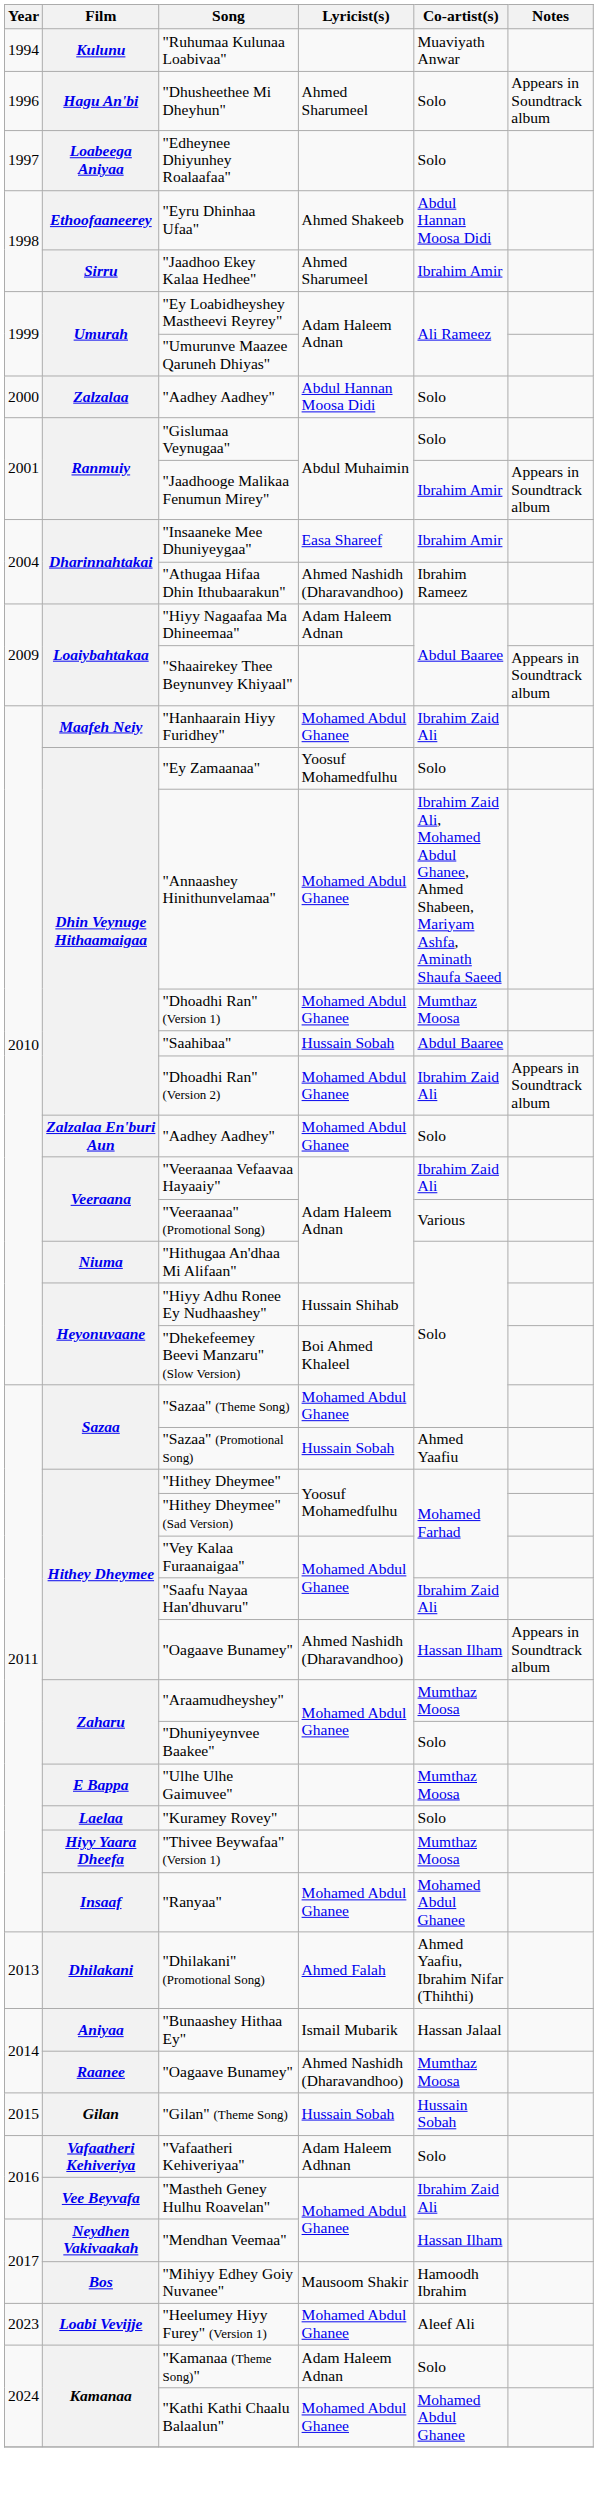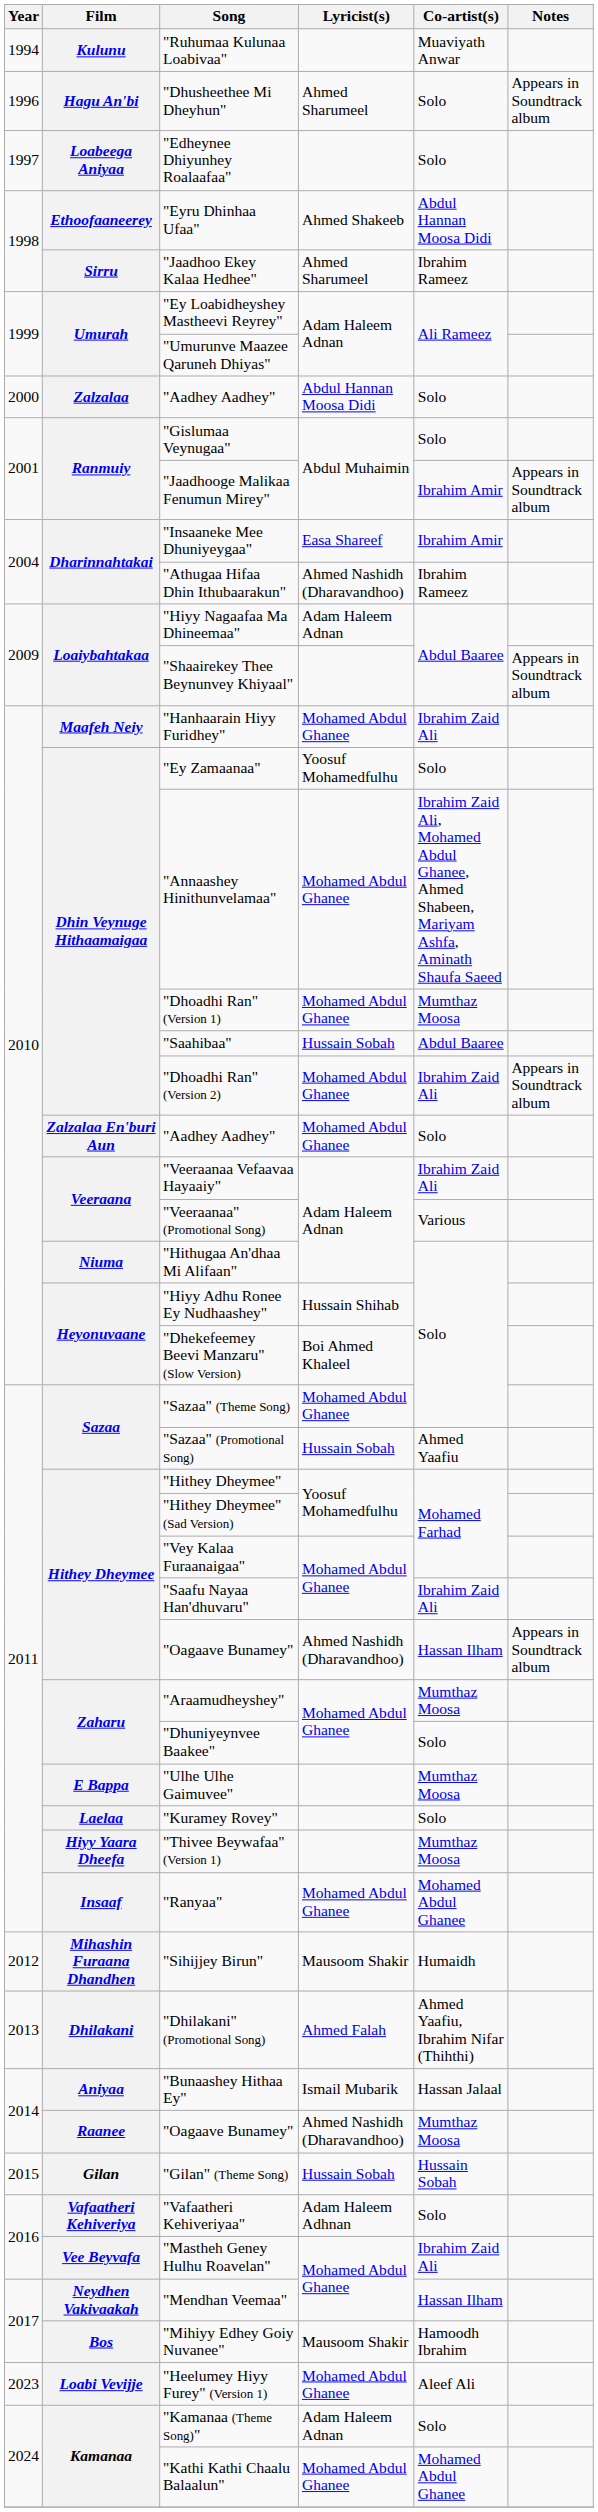(460, 270) Ibrahim Amir -> (443, 270) Ibrahim Rameez
+ row: (101, 1961)
